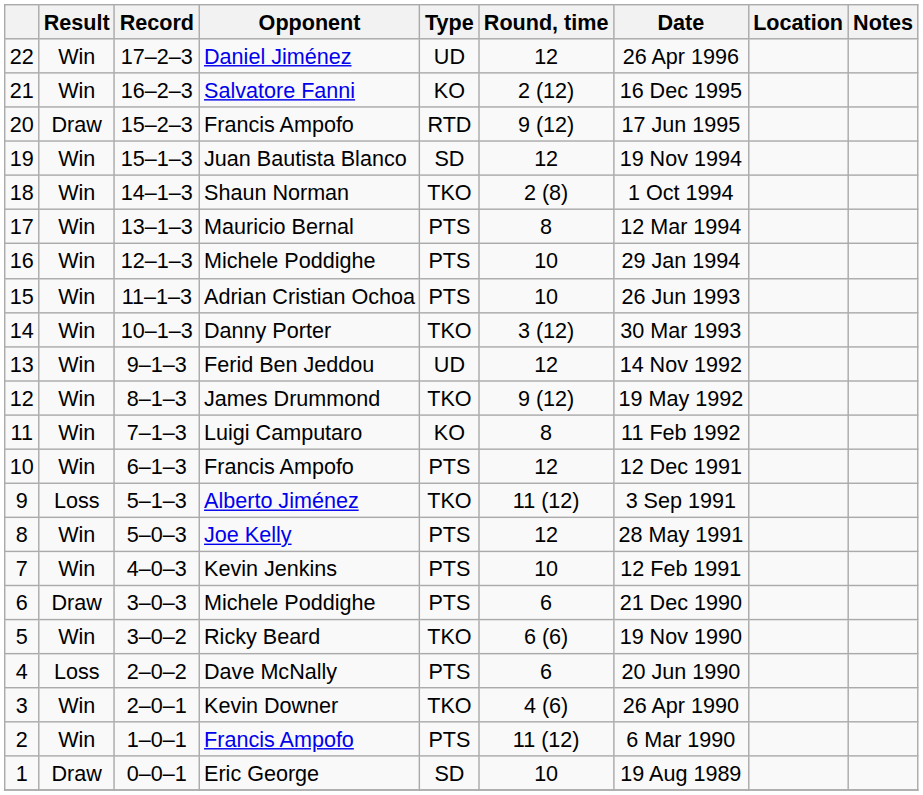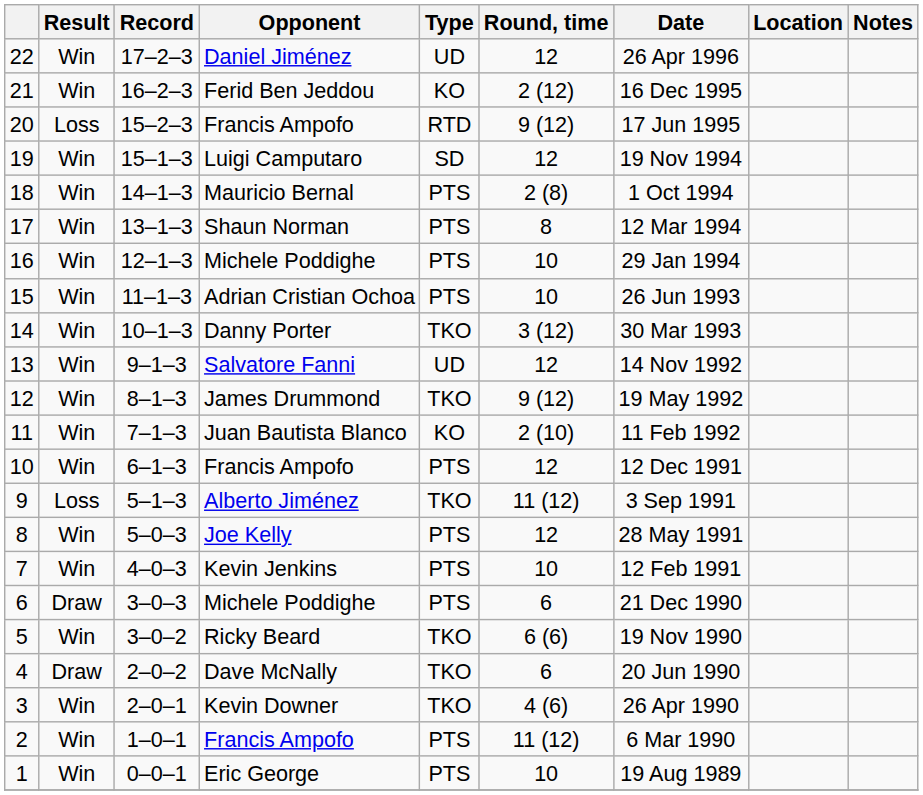(280, 90) Salvatore Fanni -> (289, 90) Ferid Ben Jeddou
(77, 124) Draw -> (77, 124) Loss
(305, 159) Juan Bautista Blanco -> (283, 159) Luigi Camputaro
(277, 193) Shaun Norman -> (279, 193) Mauricio Bernal
(449, 193) TKO -> (449, 193) PTS
(279, 227) Mauricio Bernal -> (277, 227) Shaun Norman
(289, 364) Ferid Ben Jeddou -> (280, 364) Salvatore Fanni
(283, 432) Luigi Camputaro -> (305, 432) Juan Bautista Blanco
(546, 432) 8 -> (546, 432) 2 (10)
(77, 671) Loss -> (77, 671) Draw
(449, 671) PTS -> (449, 671) TKO
(77, 774) Draw -> (77, 774) Win
(449, 774) SD -> (449, 774) PTS
